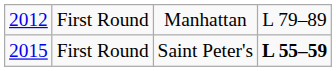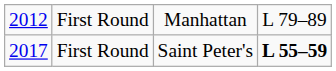(28, 50) 2015 -> (28, 50) 2017
